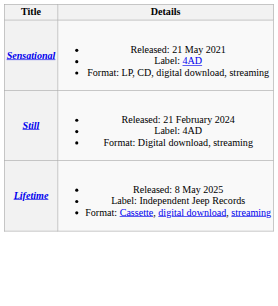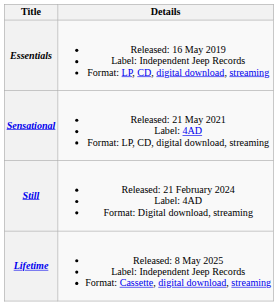+ row: (31, 55)
